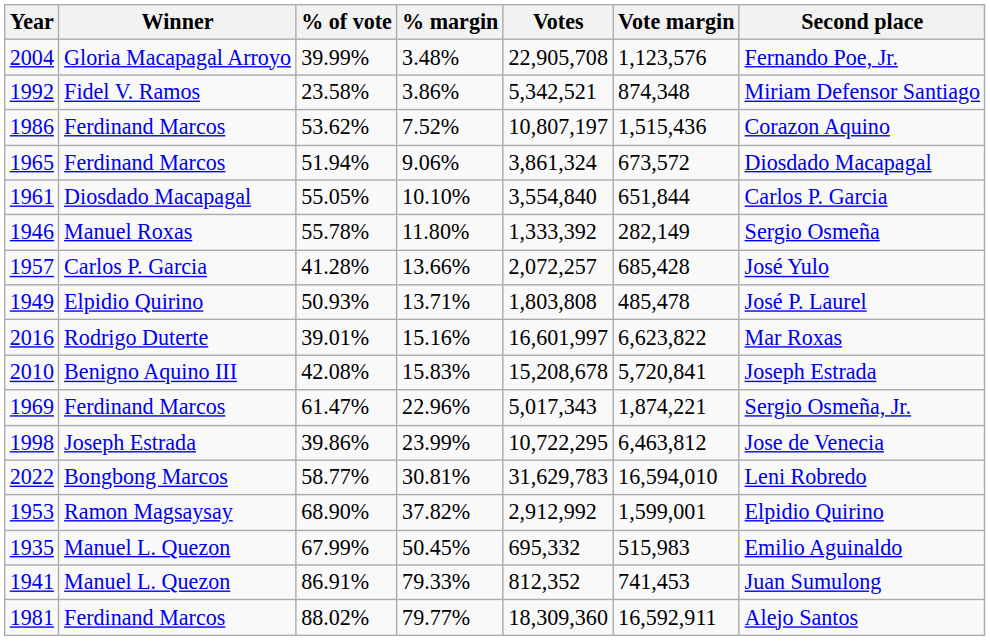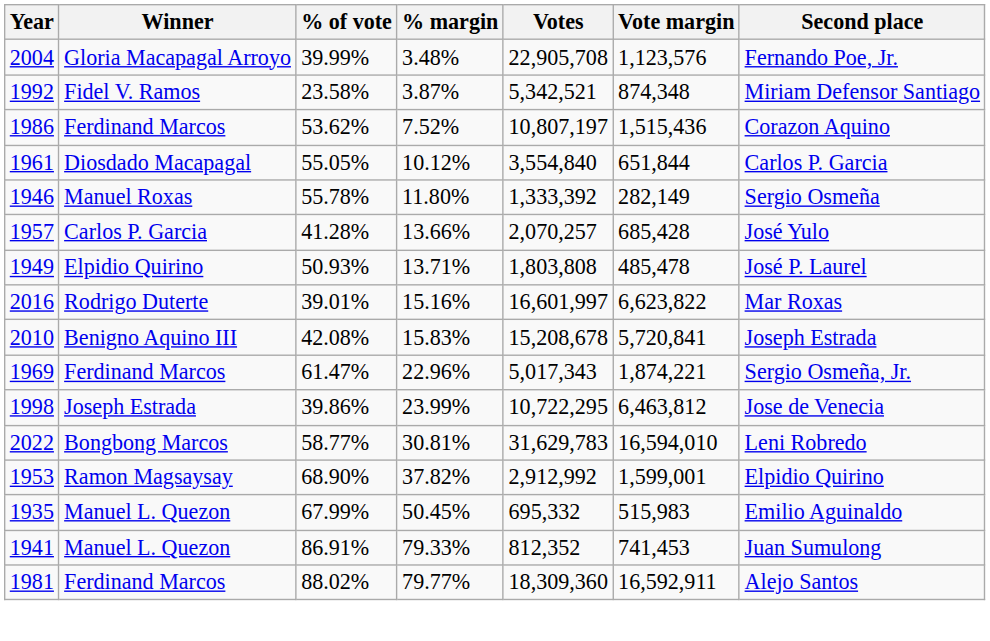(431, 92) 3.86% -> (431, 92) 3.87%
- row: (32, 162)
(436, 197) 10.10% -> (436, 162) 10.12%
(553, 267) 2,072,257 -> (553, 232) 2,070,257
